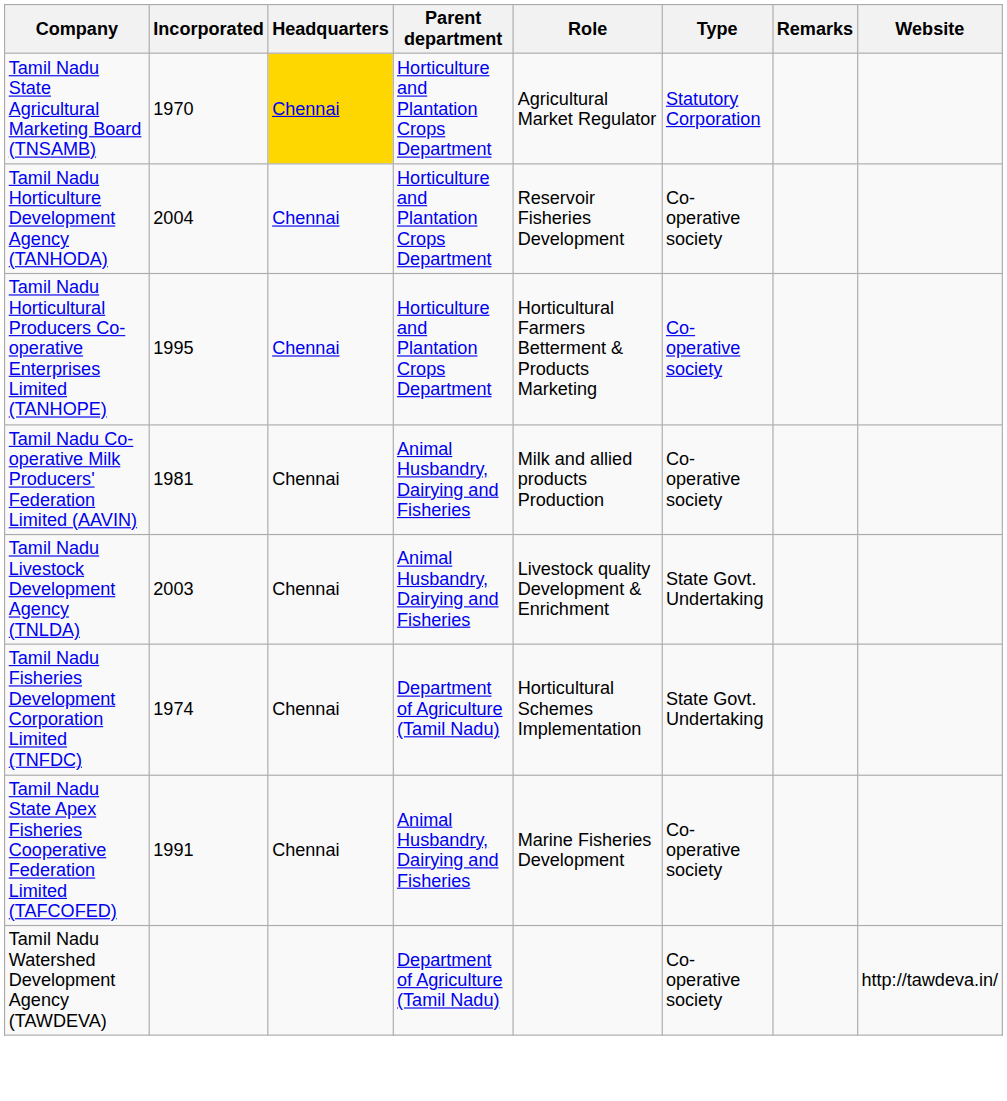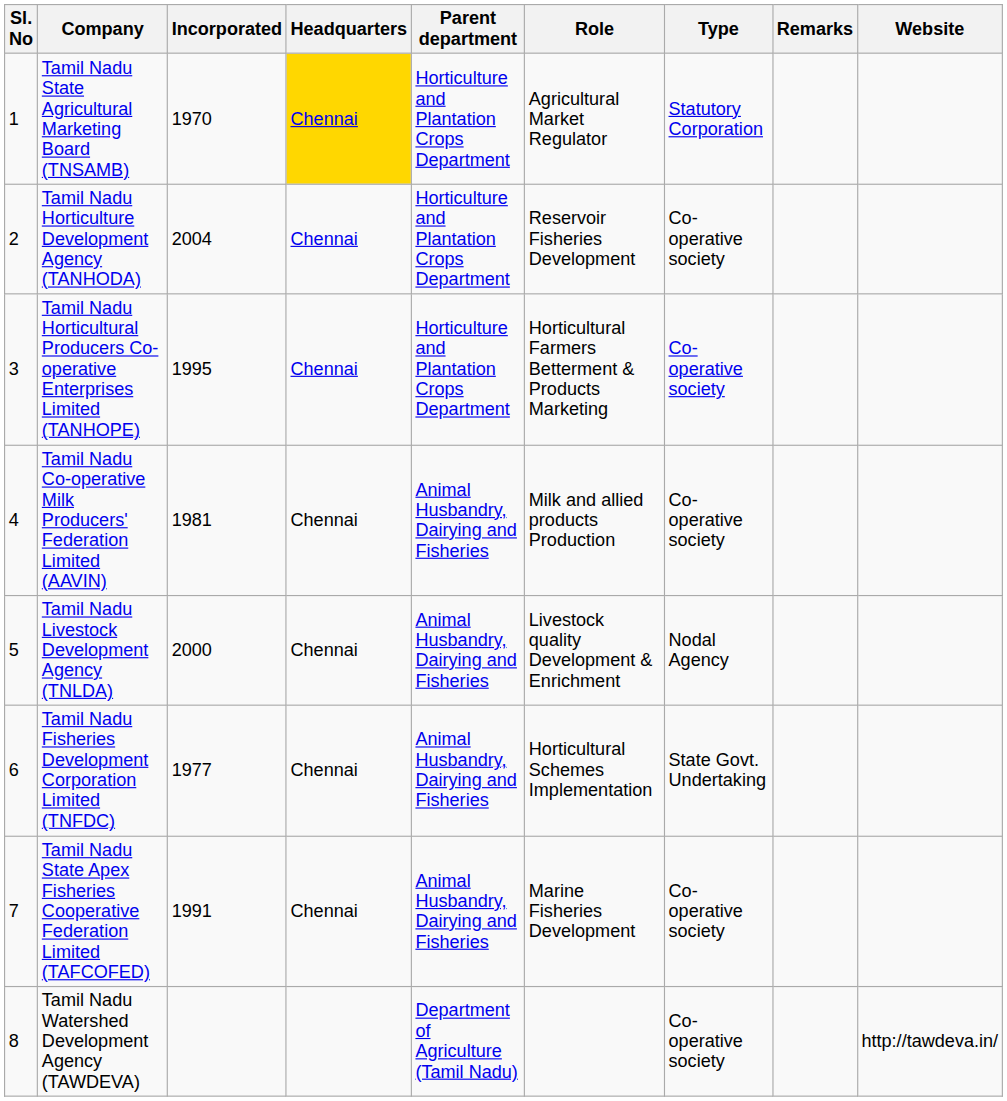+ column: (21, 29)
(173, 589) 2003 -> (192, 650) 2000
(715, 589) State Govt. Undertaking -> (699, 650) Nodal Agency
(173, 709) 1974 -> (192, 770) 1977
(450, 709) Department of Agriculture (Tamil Nadu) -> (466, 770) Animal Husbandry, Dairying and Fisheries
